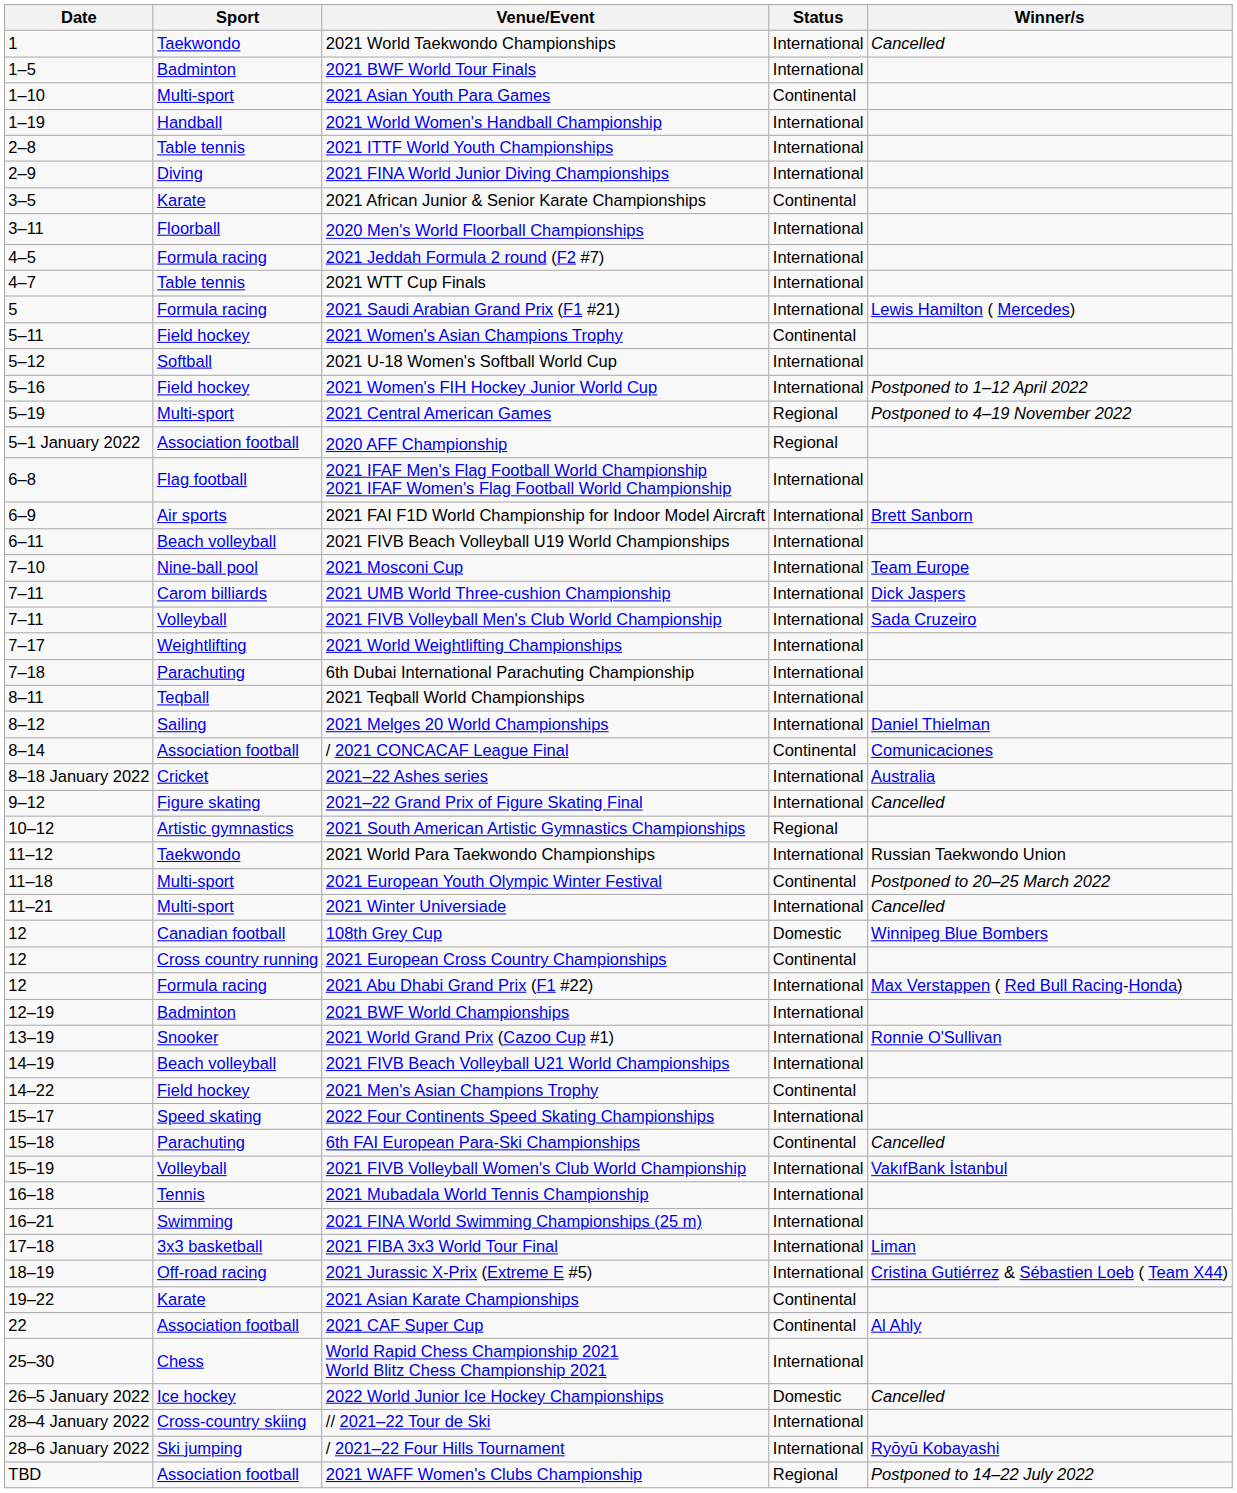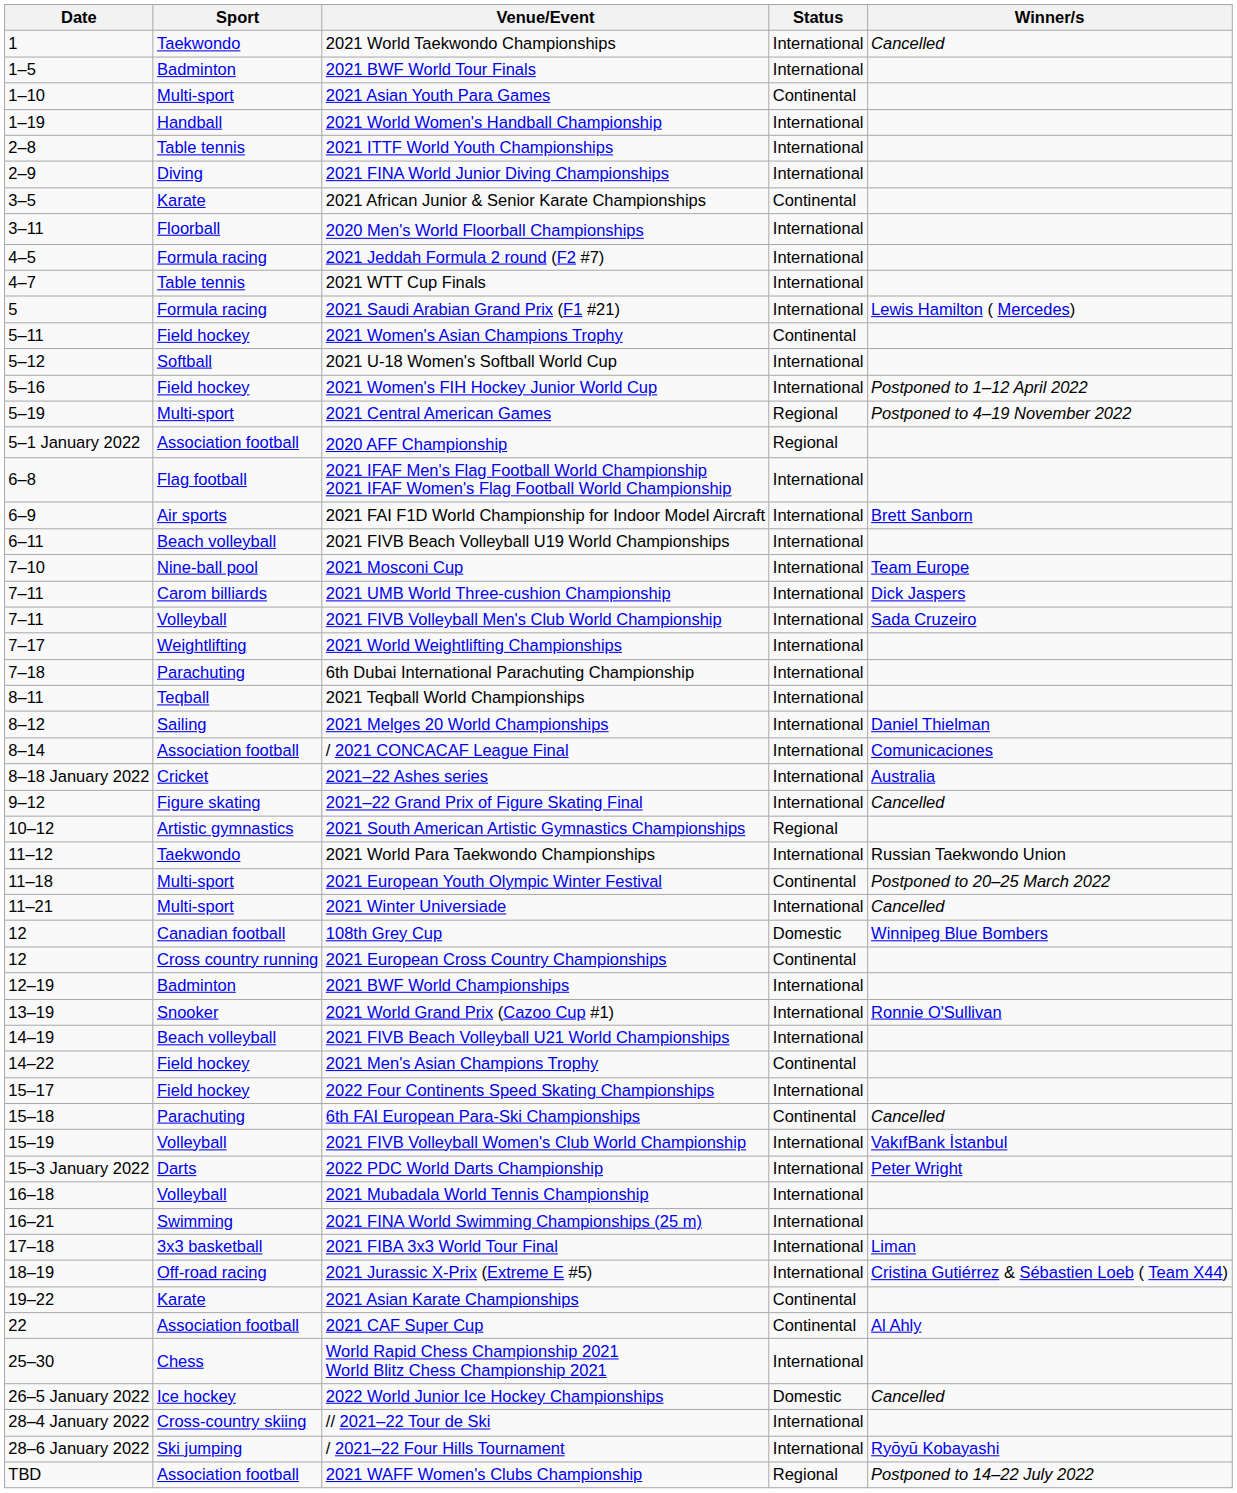(814, 750) Continental -> (818, 750) International
- row: (460, 985)
(209, 1116) Speed skating -> (203, 1090) Field hockey
+ row: (464, 1168)
(181, 1195) Tennis -> (192, 1195) Volleyball
